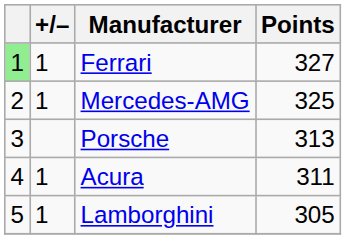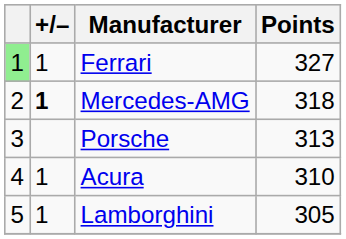(42, 101) normal -> (42, 101) bold
(315, 101) 325 -> (315, 101) 318
(315, 177) 311 -> (315, 177) 310
